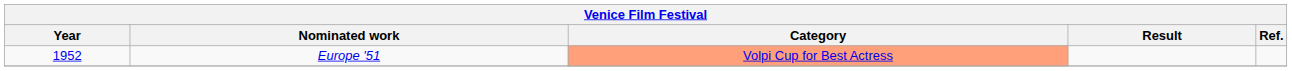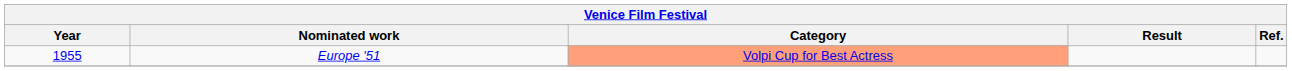(67, 55) 1952 -> (67, 55) 1955
